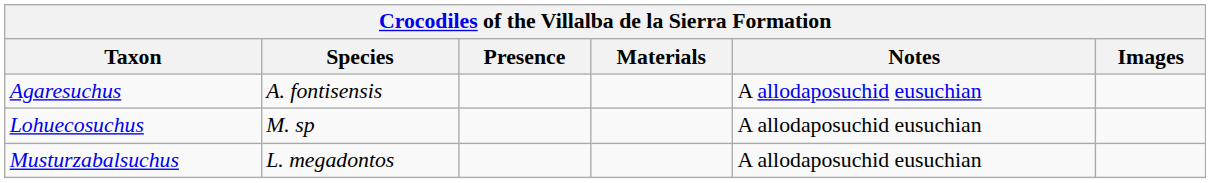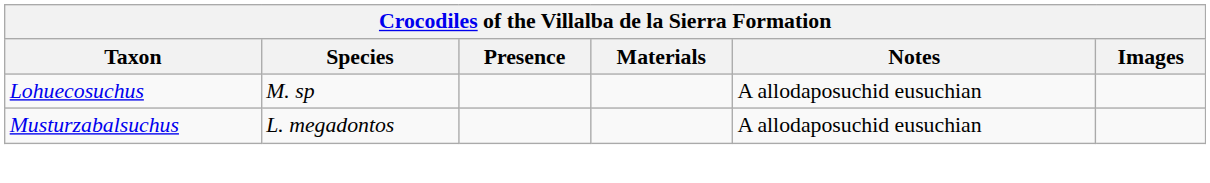- row: (65, 90)
